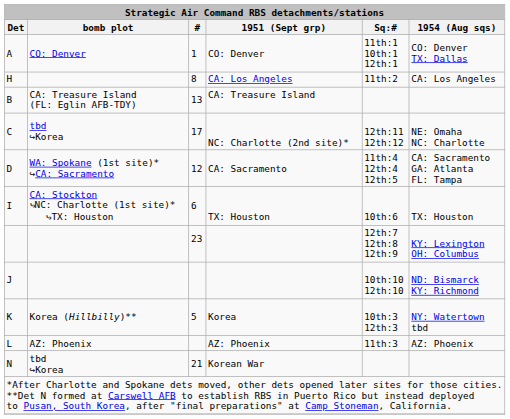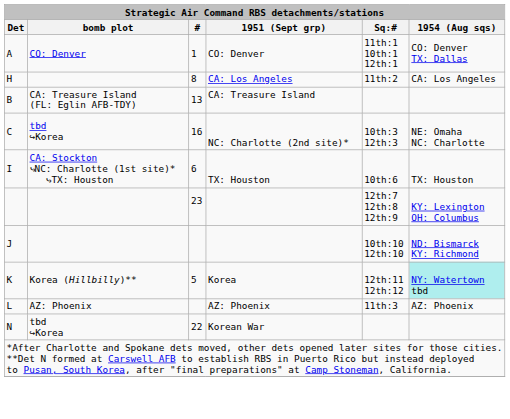(197, 131) 17 -> (197, 131) 16
(384, 137) 12th:11 12th:12 -> (381, 137) 10th:3 12th:3
- row: (9, 168)
(381, 323) 10th:3 12th:3 -> (384, 286) 12th:11 12th:12
(448, 323) no background -> (448, 286) paleturquoise background
(197, 364) 21 -> (197, 327) 22
